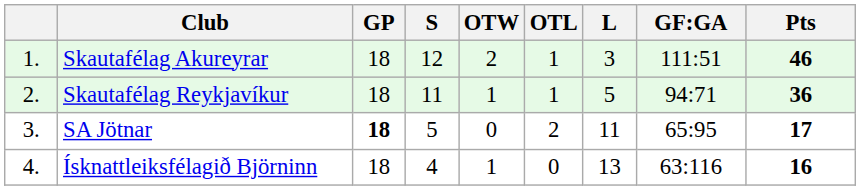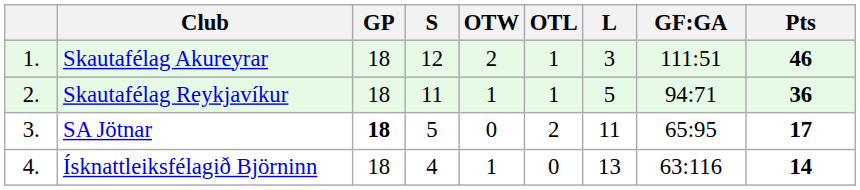(801, 166) 16 -> (801, 166) 14
